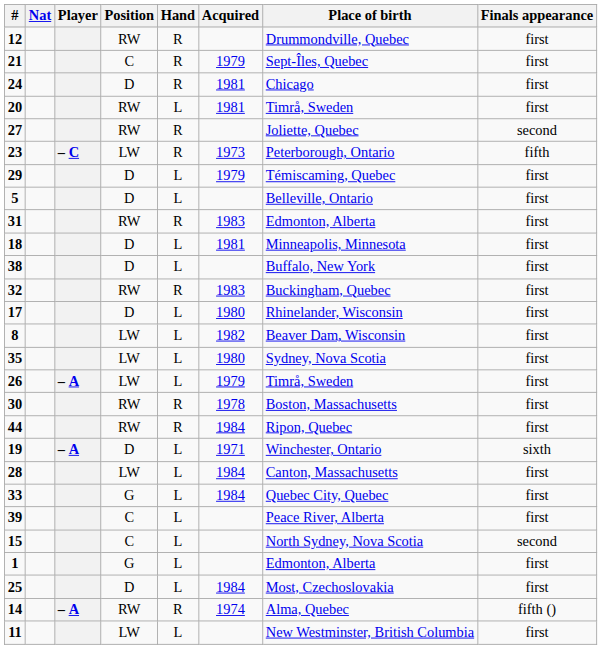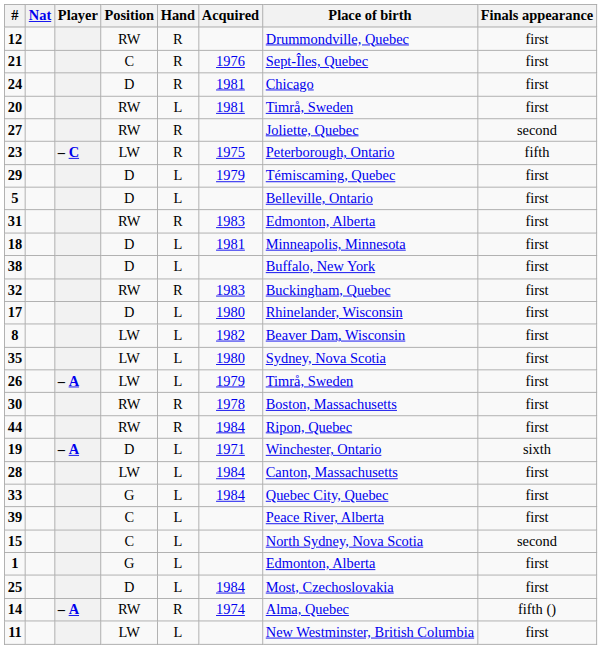(230, 61) 1979 -> (230, 61) 1976
(230, 152) 1973 -> (230, 152) 1975
